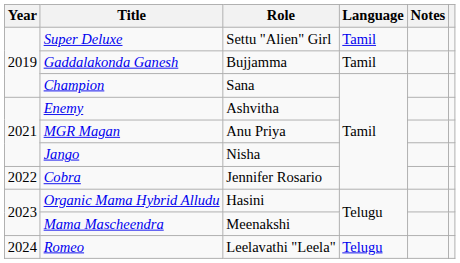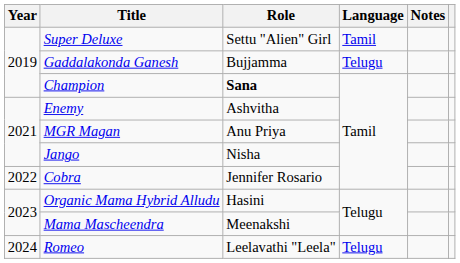(359, 62) Tamil -> (362, 62) Telugu
(240, 85) normal -> (242, 85) bold
